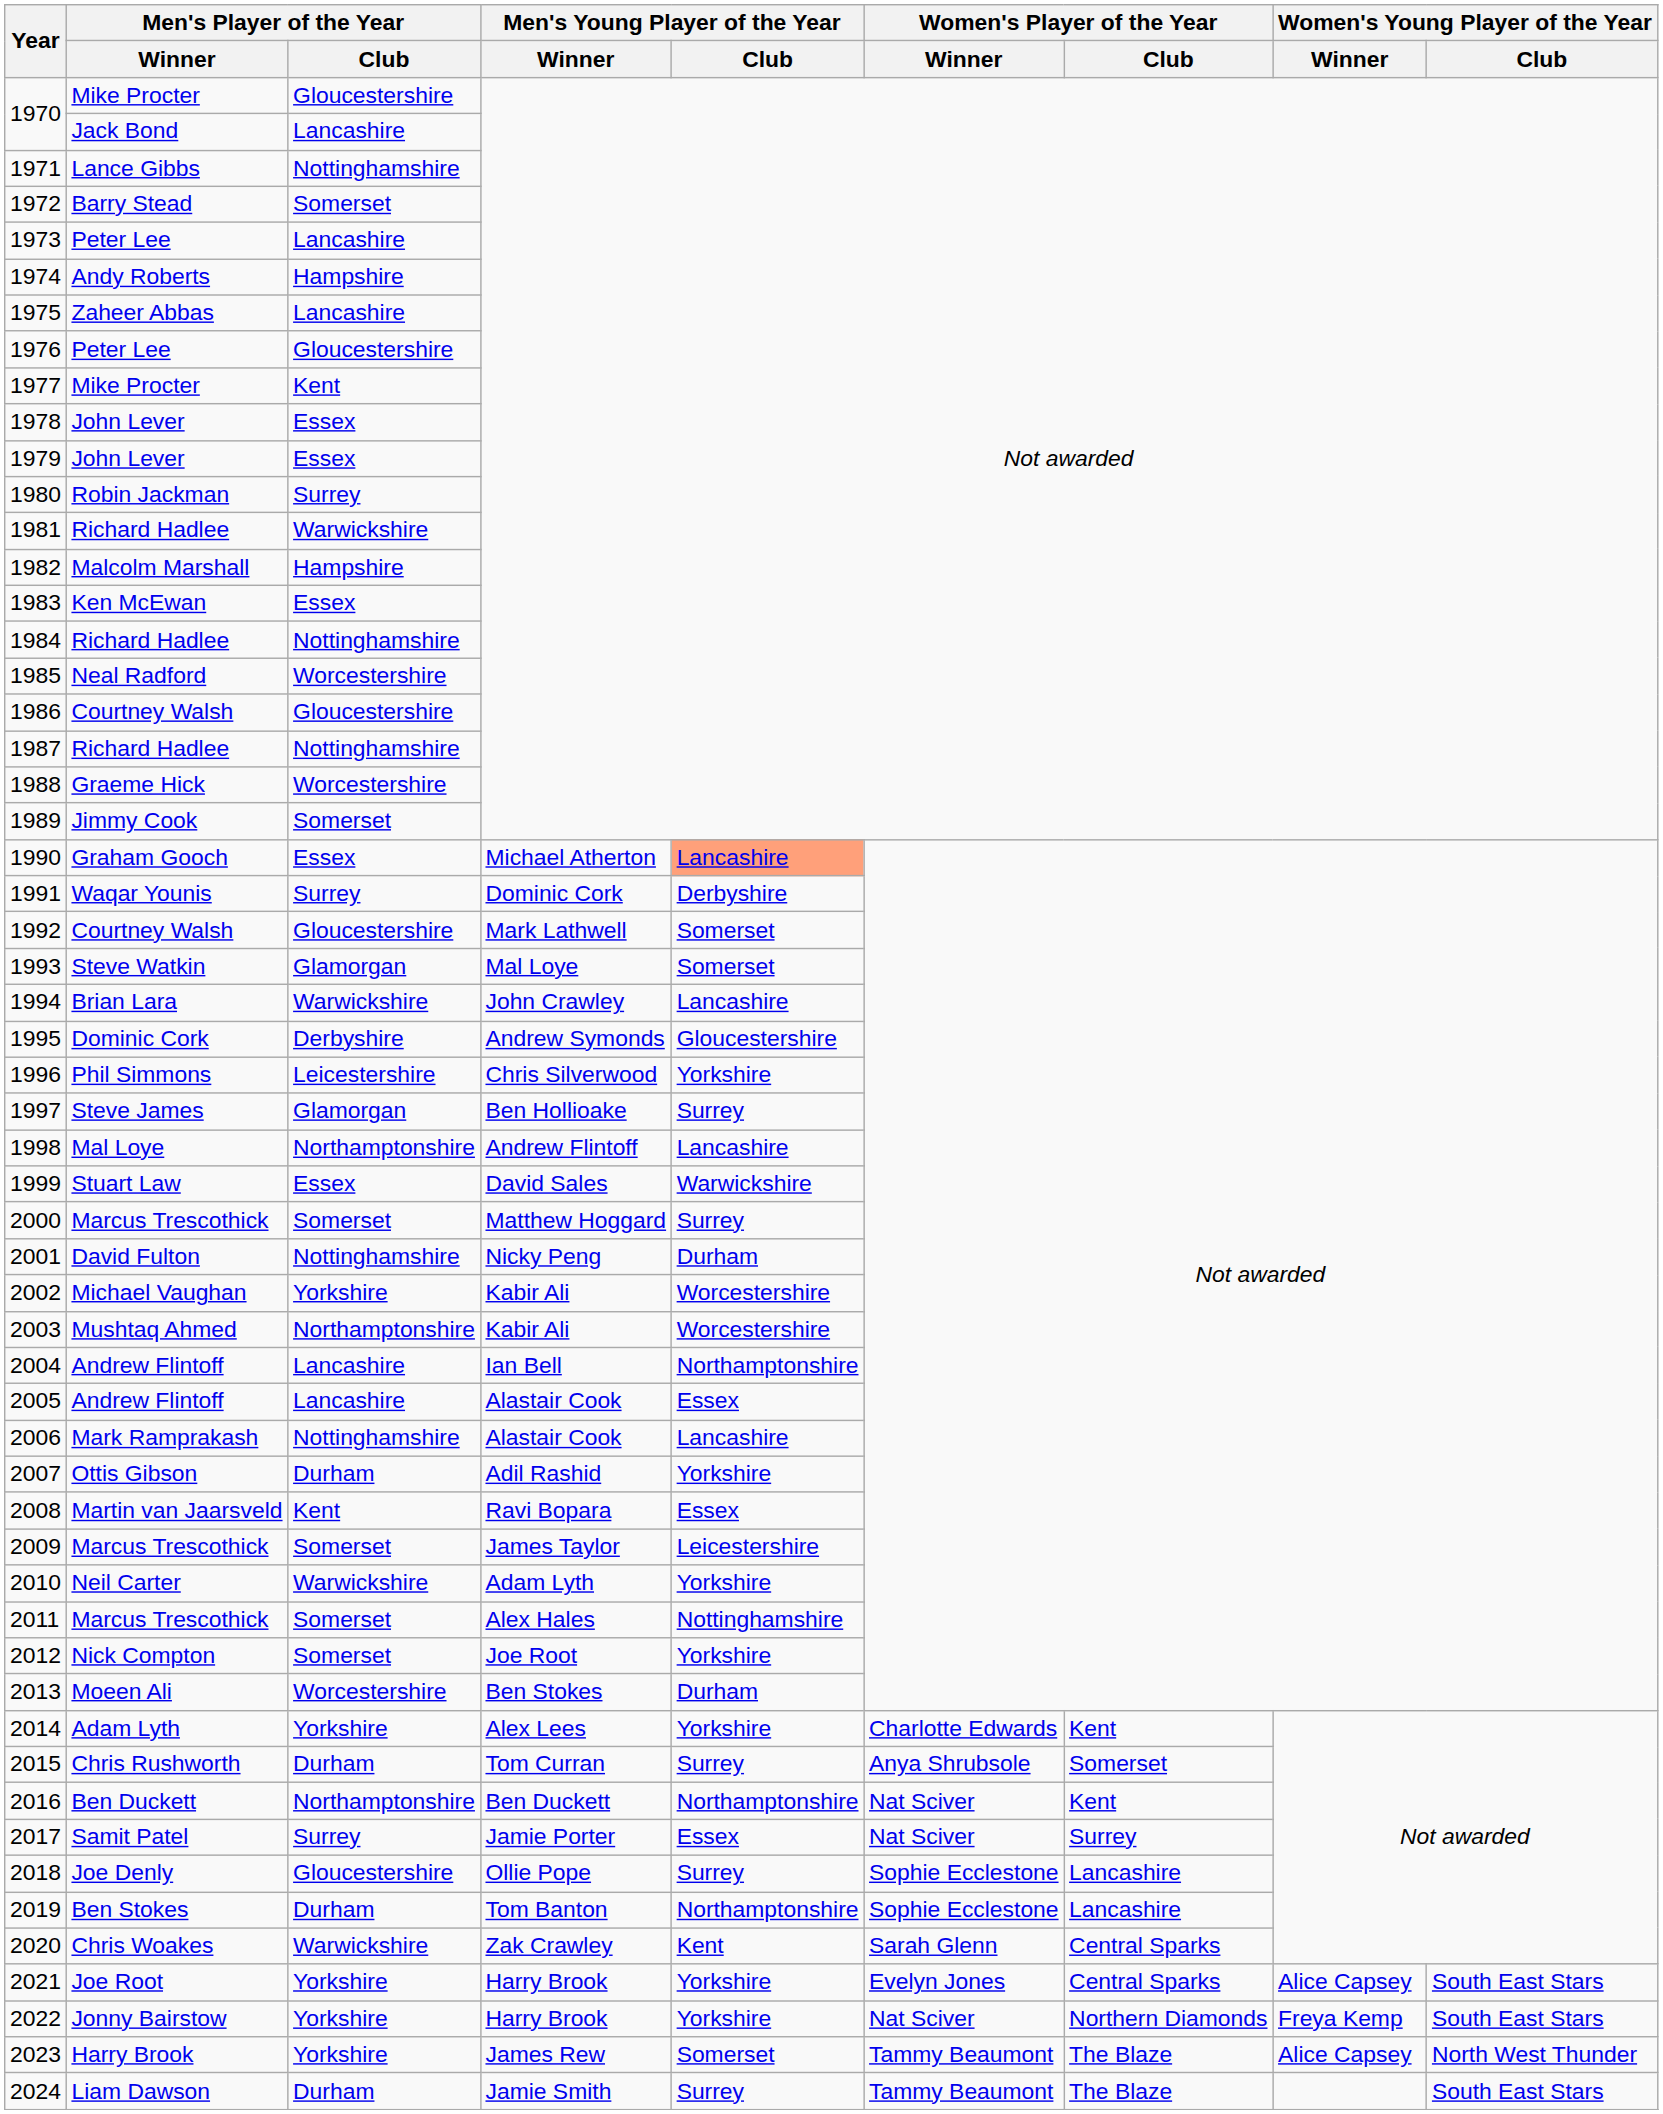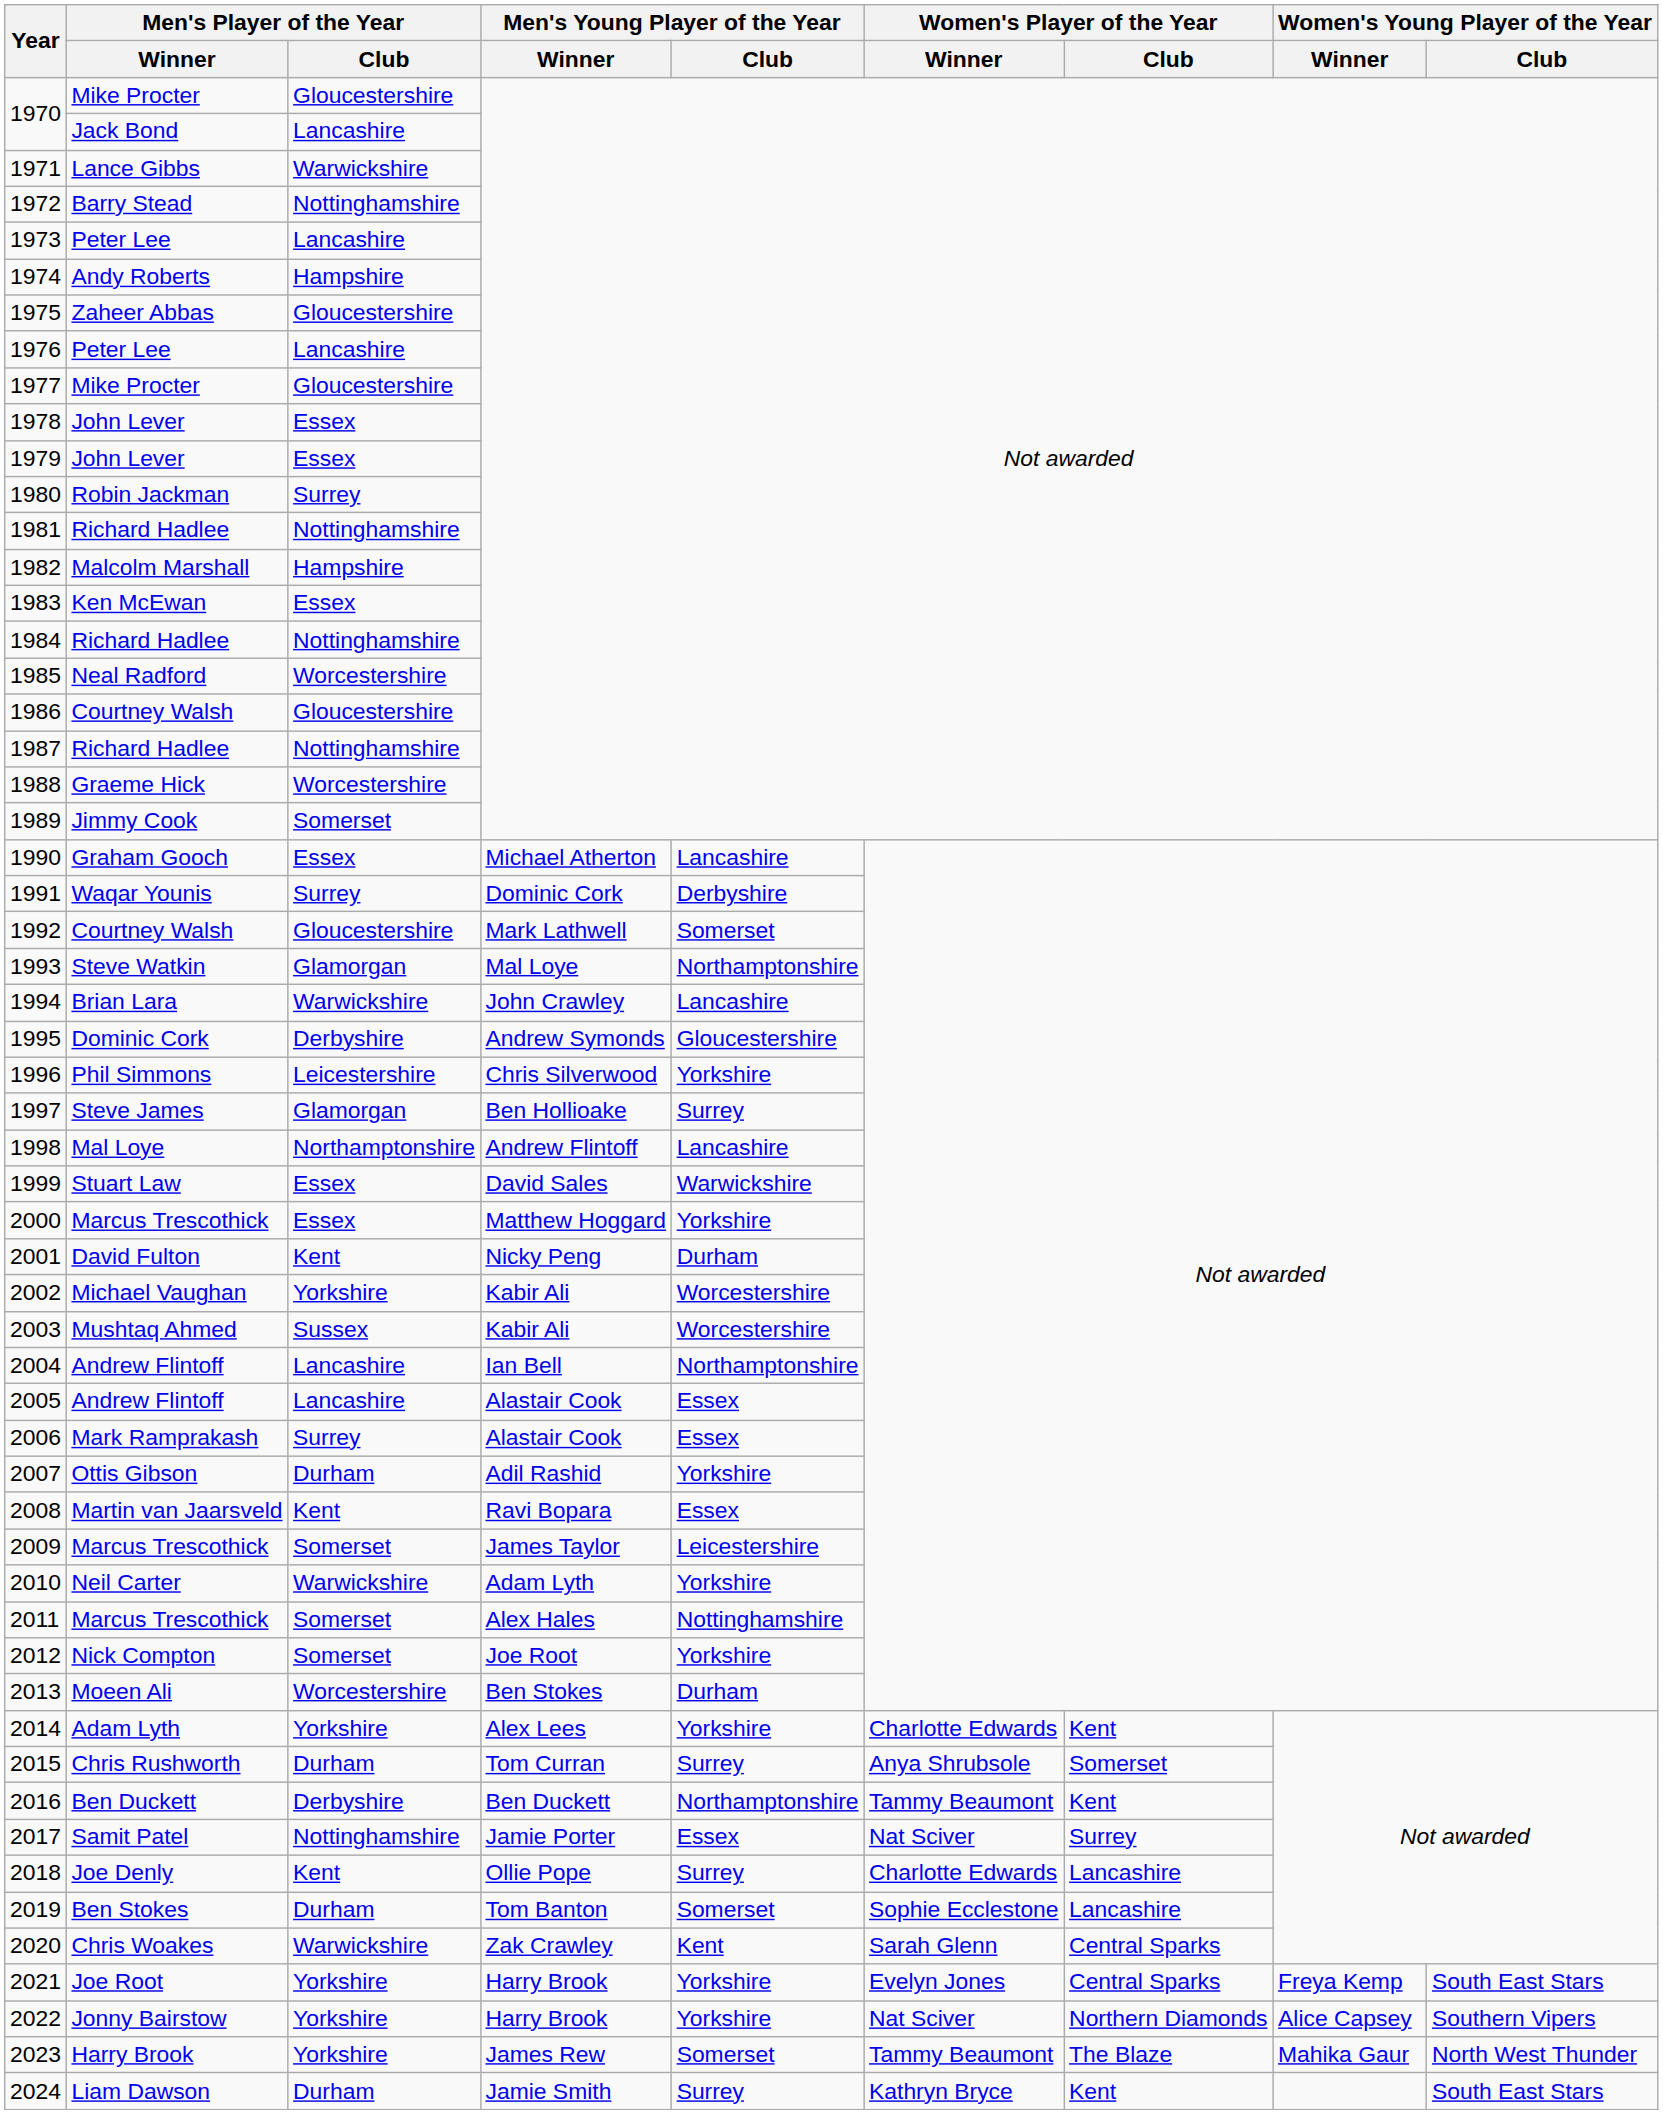(376, 167) Nottinghamshire -> (361, 167) Warwickshire
(342, 204) Somerset -> (376, 204) Nottinghamshire
(349, 312) Lancashire -> (373, 312) Gloucestershire
(373, 349) Gloucestershire -> (349, 349) Lancashire
(317, 385) Kent -> (373, 385) Gloucestershire
(361, 530) Warwickshire -> (376, 530) Nottinghamshire
(733, 857) lightsalmon background -> (733, 857) no background
(726, 966) Somerset -> (768, 966) Northamptonshire
(342, 1220) Somerset -> (324, 1220) Essex
(710, 1220) Surrey -> (724, 1220) Yorkshire
(376, 1256) Nottinghamshire -> (317, 1256) Kent
(384, 1328) Northamptonshire -> (331, 1328) Sussex
(376, 1437) Nottinghamshire -> (327, 1437) Surrey
(733, 1437) Lancashire -> (708, 1437) Essex
(384, 1800) Northamptonshire -> (348, 1800) Derbyshire
(922, 1800) Nat Sciver -> (961, 1800) Tammy Beaumont
(327, 1836) Surrey -> (376, 1836) Nottinghamshire
(373, 1873) Gloucestershire -> (317, 1873) Kent
(964, 1873) Sophie Ecclestone -> (963, 1873) Charlotte Edwards
(768, 1909) Northamptonshire -> (726, 1909) Somerset
(1345, 1982) Alice Capsey -> (1340, 1982) Freya Kemp
(1340, 2018) Freya Kemp -> (1345, 2018) Alice Capsey
(1518, 2018) South East Stars -> (1514, 2018) Southern Vipers
(1345, 2054) Alice Capsey -> (1344, 2054) Mahika Gaur
(961, 2090) Tammy Beaumont -> (941, 2090) Kathryn Bryce
(1121, 2090) The Blaze -> (1093, 2090) Kent
